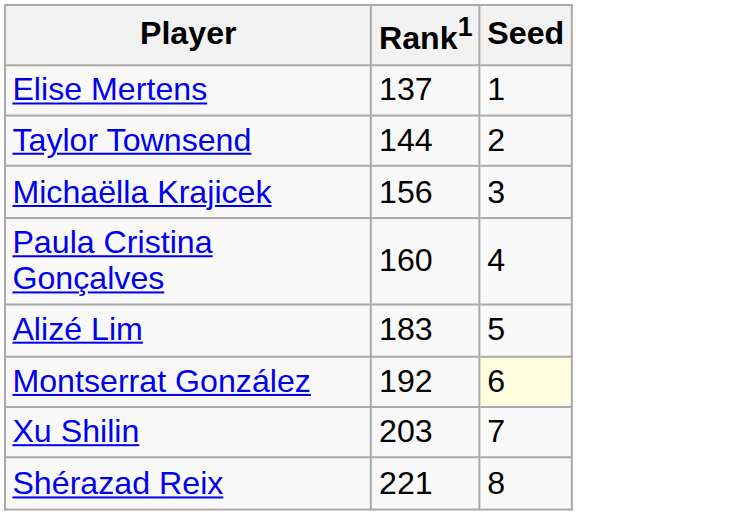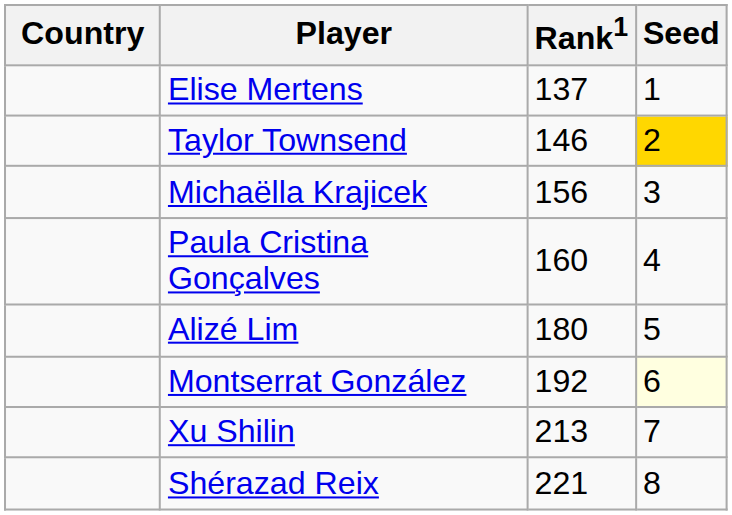+ column: (83, 34)
(406, 140) 144 -> (561, 140) 146
(496, 140) no background -> (652, 140) gold background
(406, 329) 183 -> (561, 329) 180
(406, 431) 203 -> (561, 431) 213
